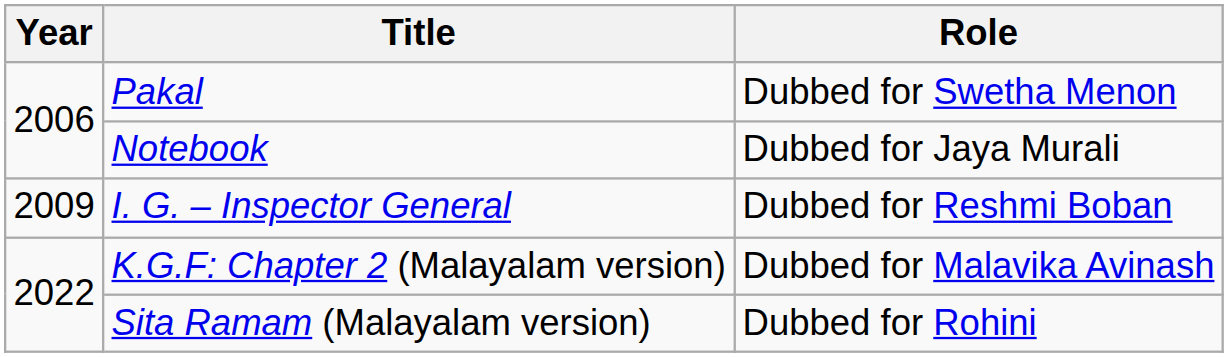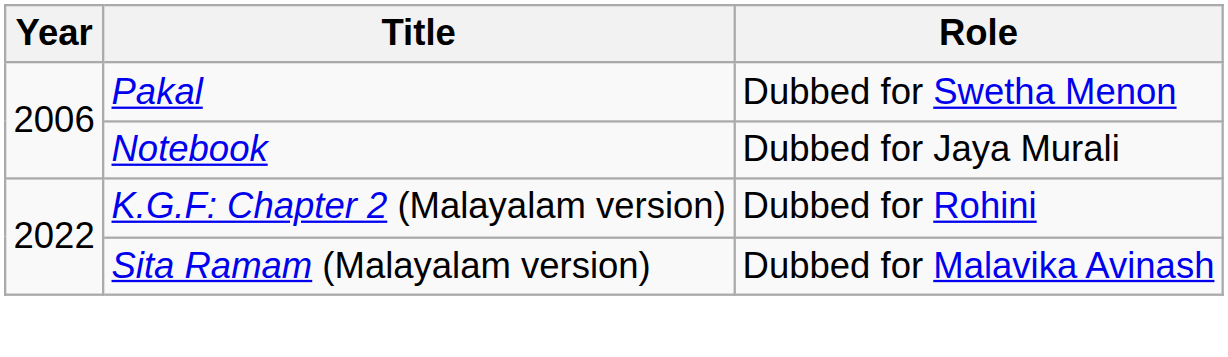- row: (311, 206)
(979, 264) Dubbed for Malavika Avinash -> (890, 206) Dubbed for Rohini
(890, 322) Dubbed for Rohini -> (979, 264) Dubbed for Malavika Avinash
